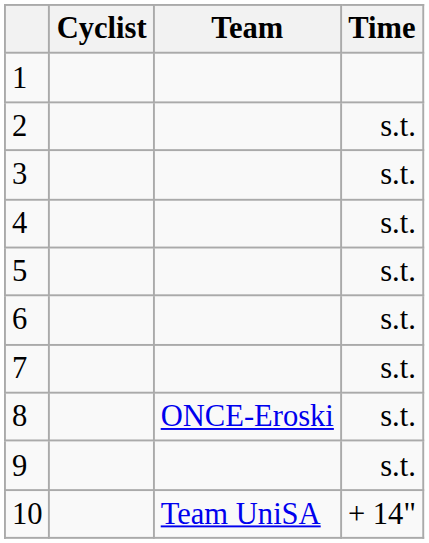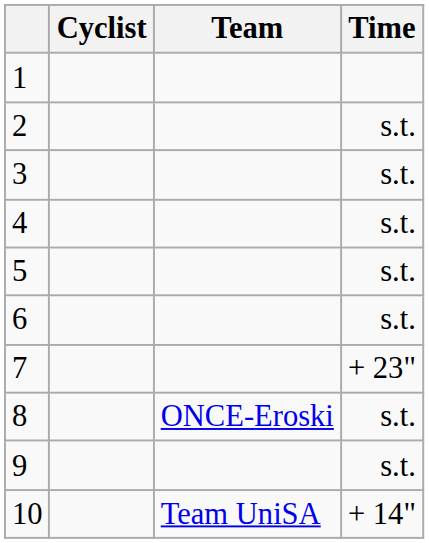(398, 367) s.t. -> (382, 367) + 23"
